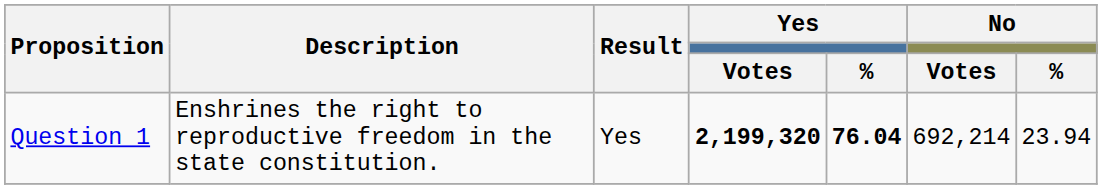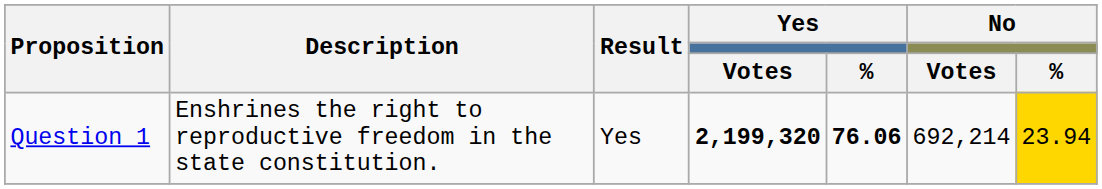(867, 138) 76.04 -> (867, 138) 76.06
(1056, 138) no background -> (1056, 138) gold background
